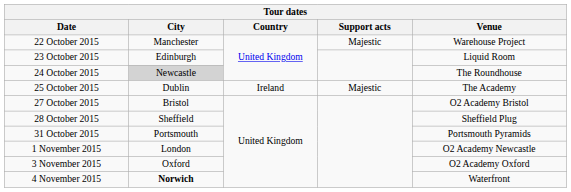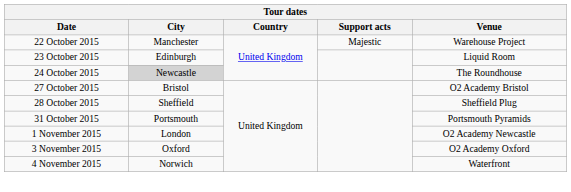- row: (67, 88)
(176, 179) bold -> (176, 164) normal
